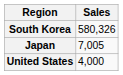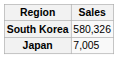- row: (40, 62)
